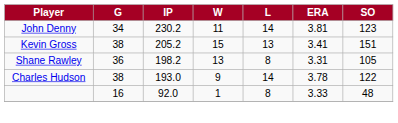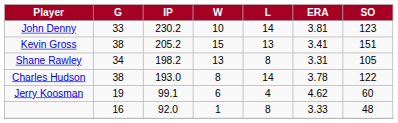(118, 28) 34 -> (118, 28) 33
(218, 28) 11 -> (218, 28) 10
(118, 61) 36 -> (118, 61) 34
(218, 77) 9 -> (218, 77) 8
+ row: (49, 93)
